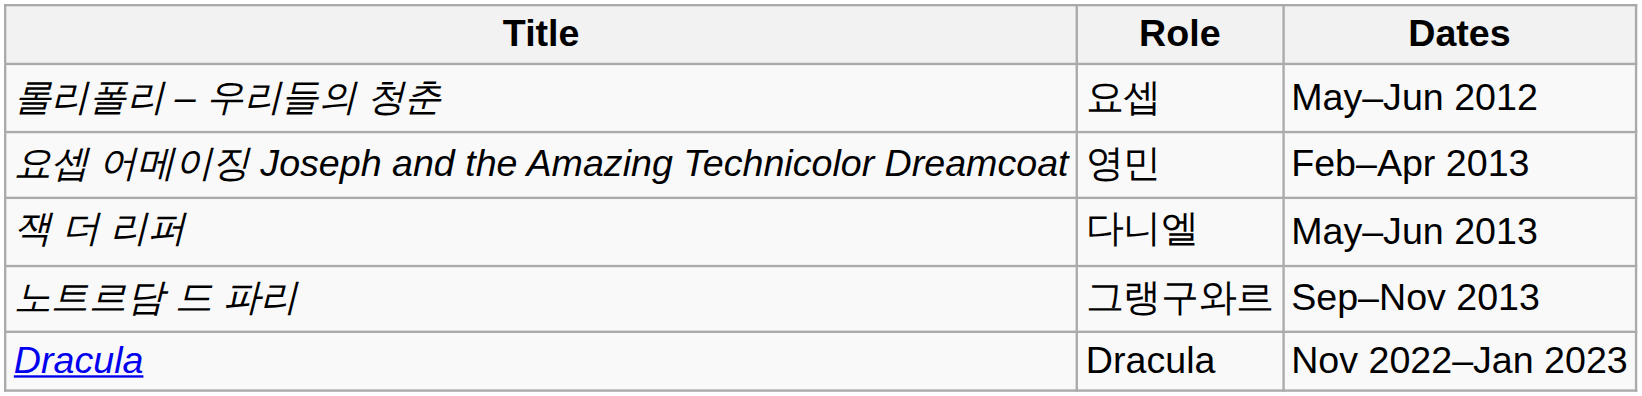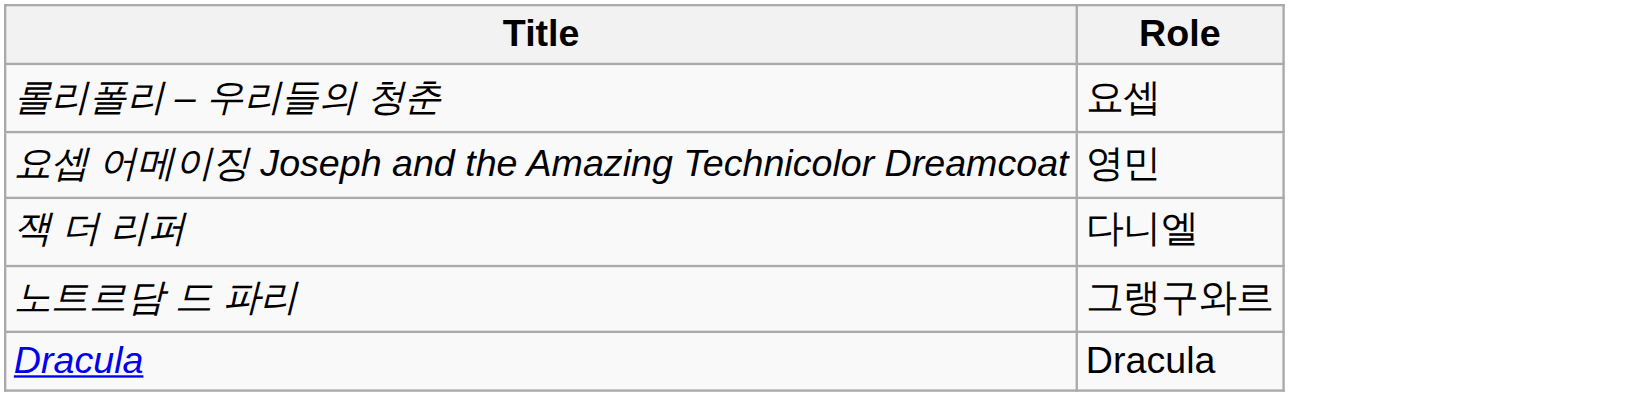- column: (1459, 34)
